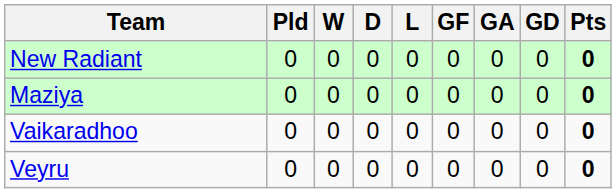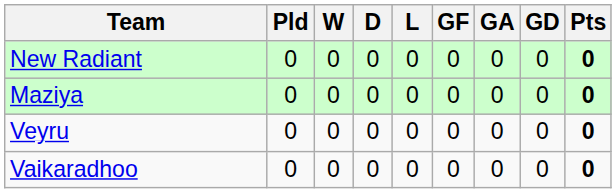rows swapped: (74, 132) <-> (39, 168)
